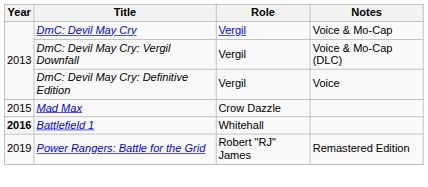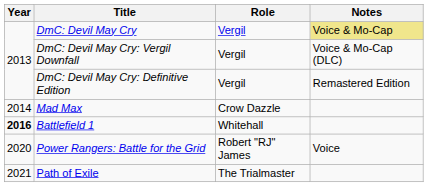(353, 30) no background -> (353, 30) khaki background
(326, 84) Voice -> (361, 84) Remastered Edition
(19, 108) 2015 -> (19, 108) 2014
(19, 149) 2019 -> (19, 149) 2020
(361, 149) Remastered Edition -> (326, 149) Voice
+ row: (68, 173)
